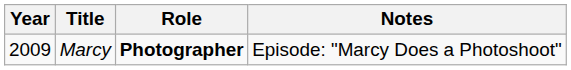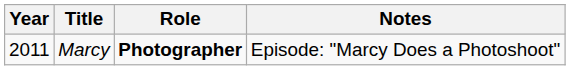(30, 49) 2009 -> (29, 49) 2011
